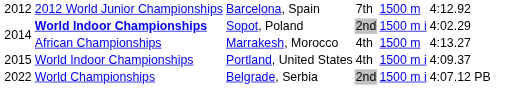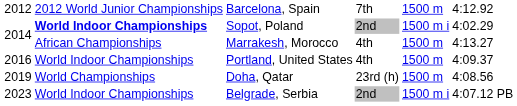(18, 60) 2015 -> (18, 60) 2016
(403, 60) 1500 m i -> (423, 60) 1500 m
+ row: (260, 77)
(18, 77) 2022 -> (18, 94) 2023
(95, 77) World Championships -> (114, 94) World Indoor Championships
